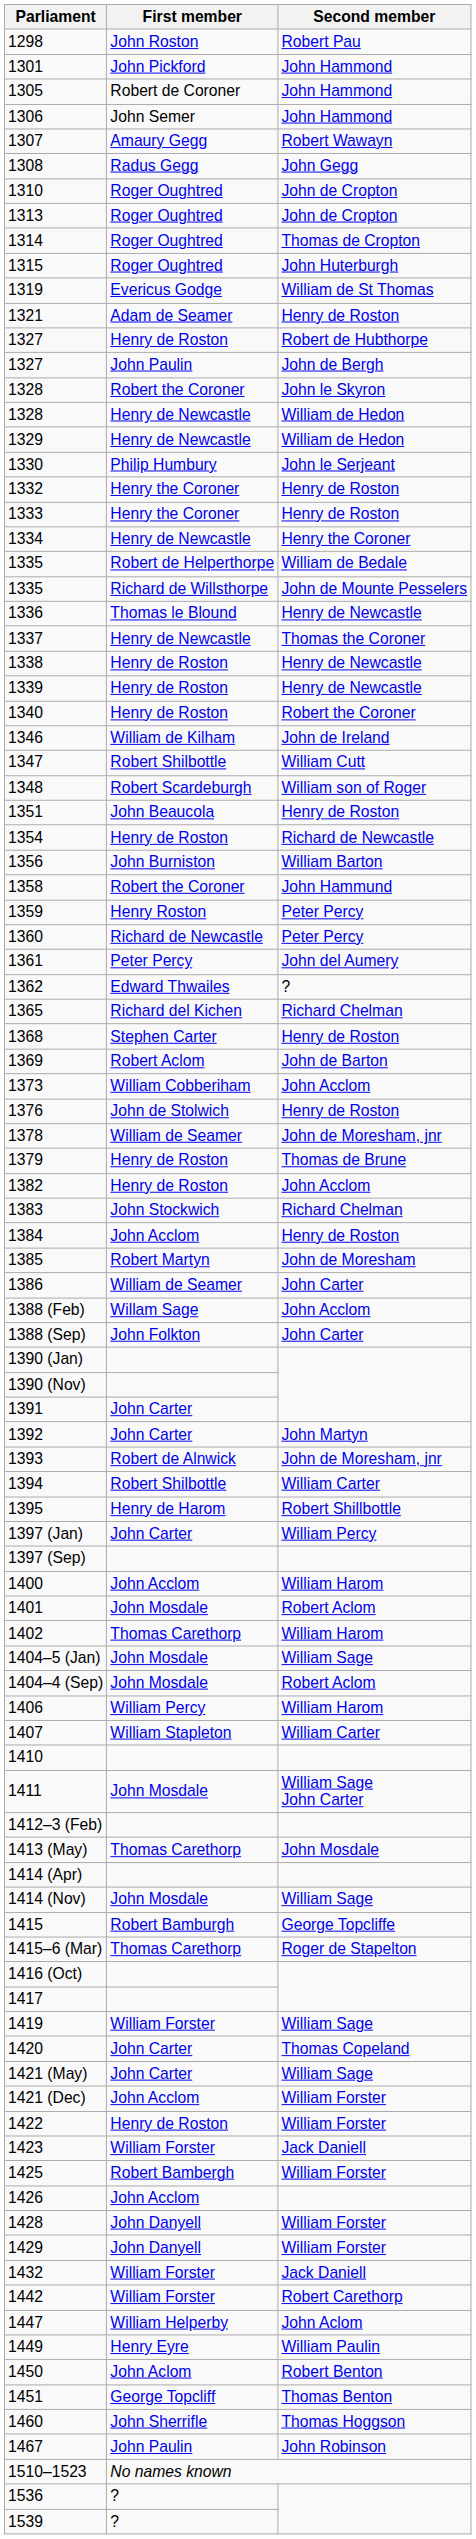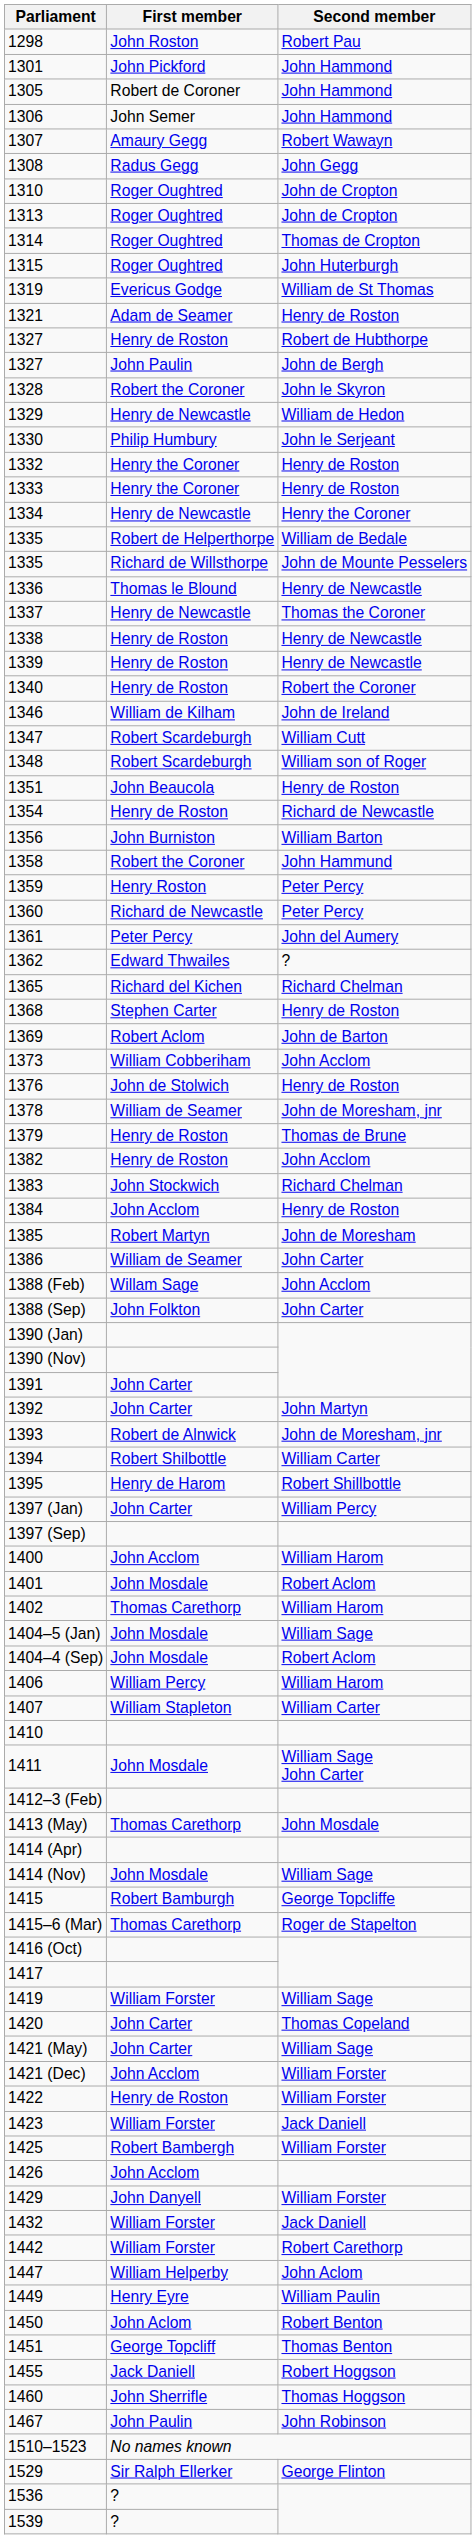- row: (26, 414)
(168, 762) Robert Shilbottle -> (181, 738) Robert Scardeburgh
- row: (26, 2222)
+ row: (26, 2372)
+ row: (26, 2471)
